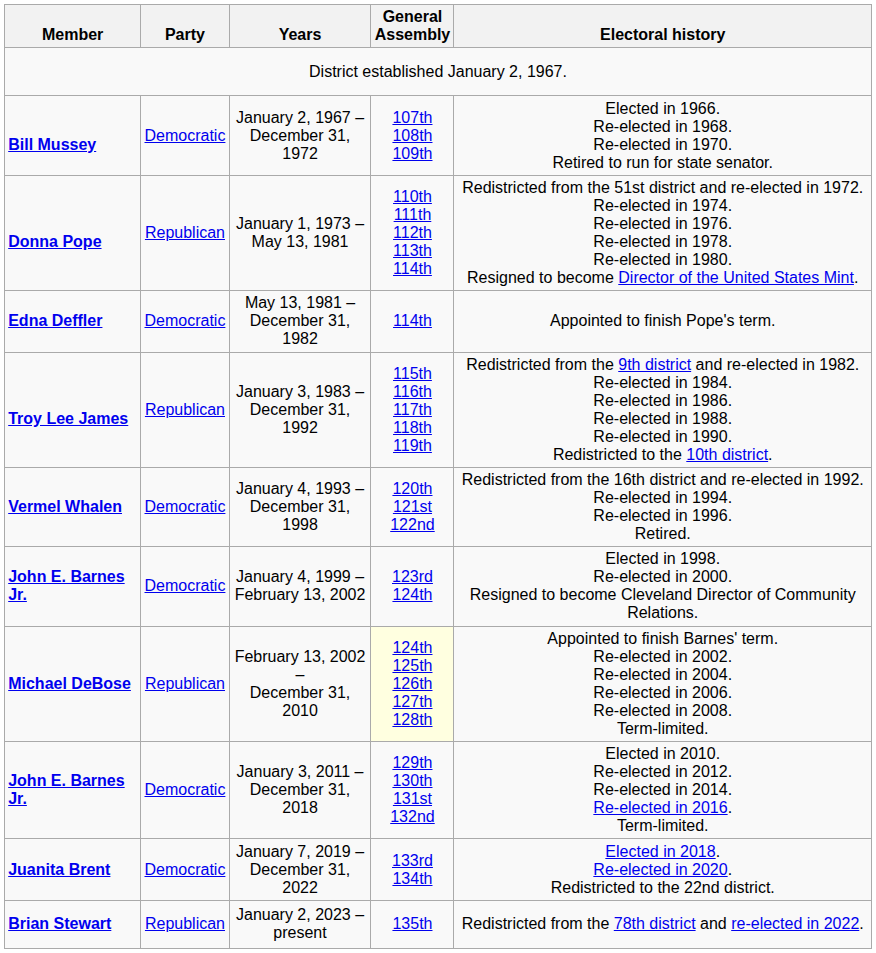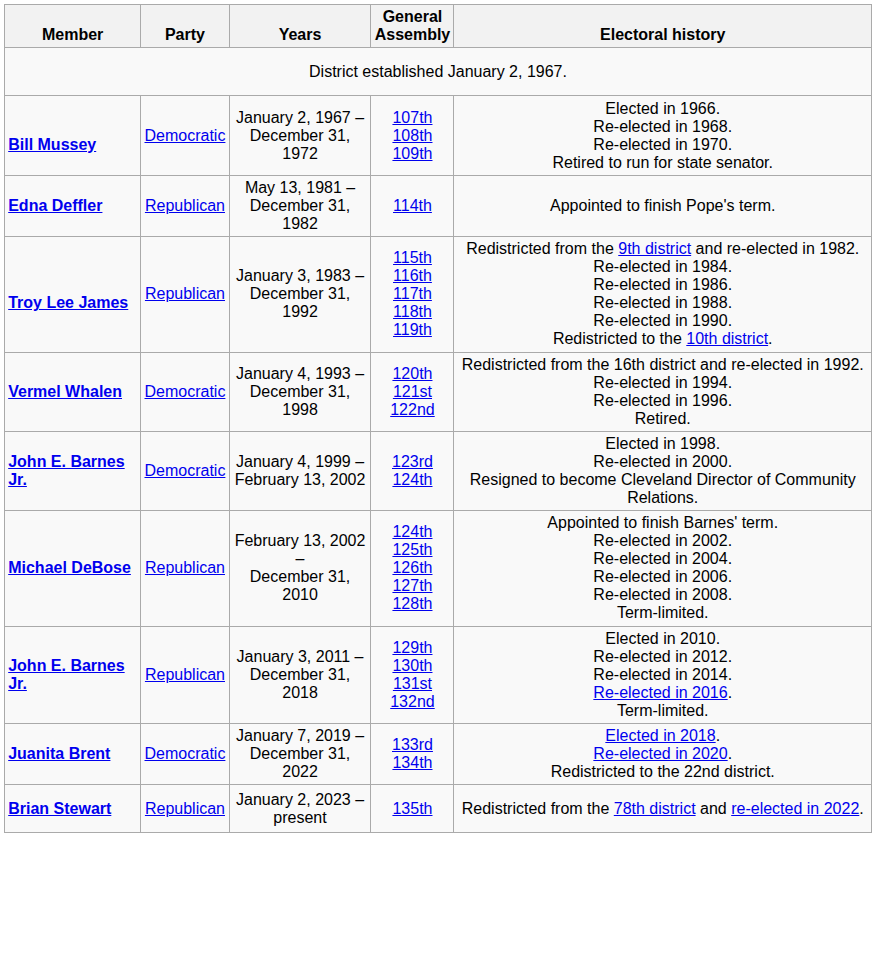- row: (300, 232)
(185, 321) Democratic -> (185, 205) Republican
(412, 683) lightyellow background -> (412, 568) no background
(185, 790) Democratic -> (185, 674) Republican
